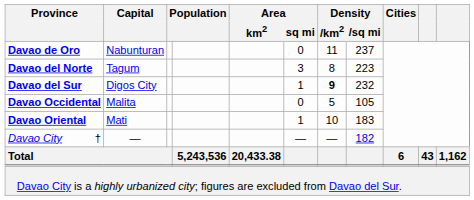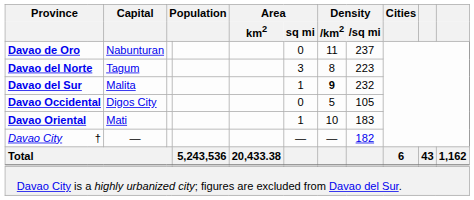(131, 85) Digos City -> (121, 85) Malita
(121, 103) Malita -> (131, 103) Digos City
